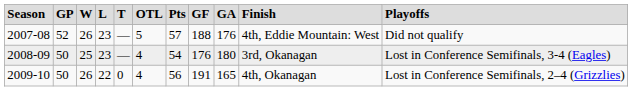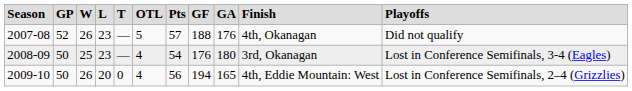(310, 34) 4th, Eddie Mountain: West -> (279, 34) 4th, Okanagan
(105, 75) 22 -> (105, 75) 20
(201, 75) 191 -> (201, 75) 194
(279, 75) 4th, Okanagan -> (310, 75) 4th, Eddie Mountain: West
